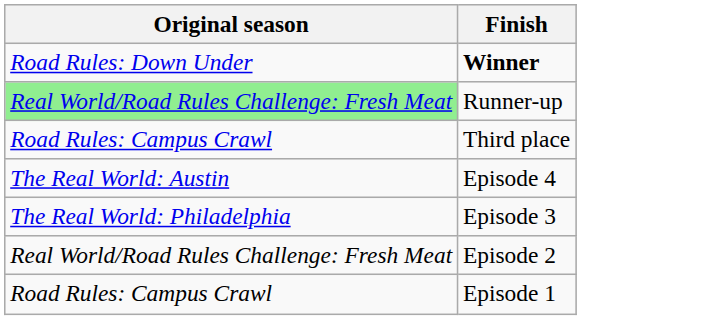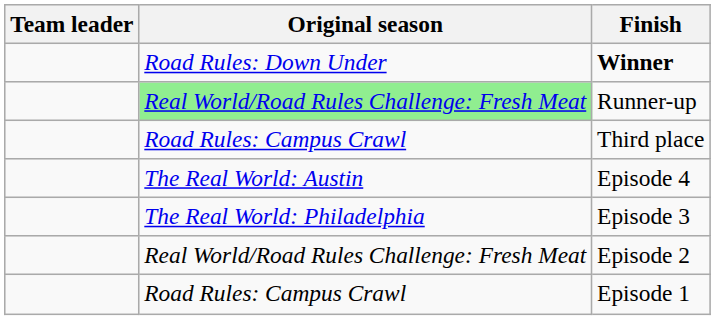+ column: (72, 23)
